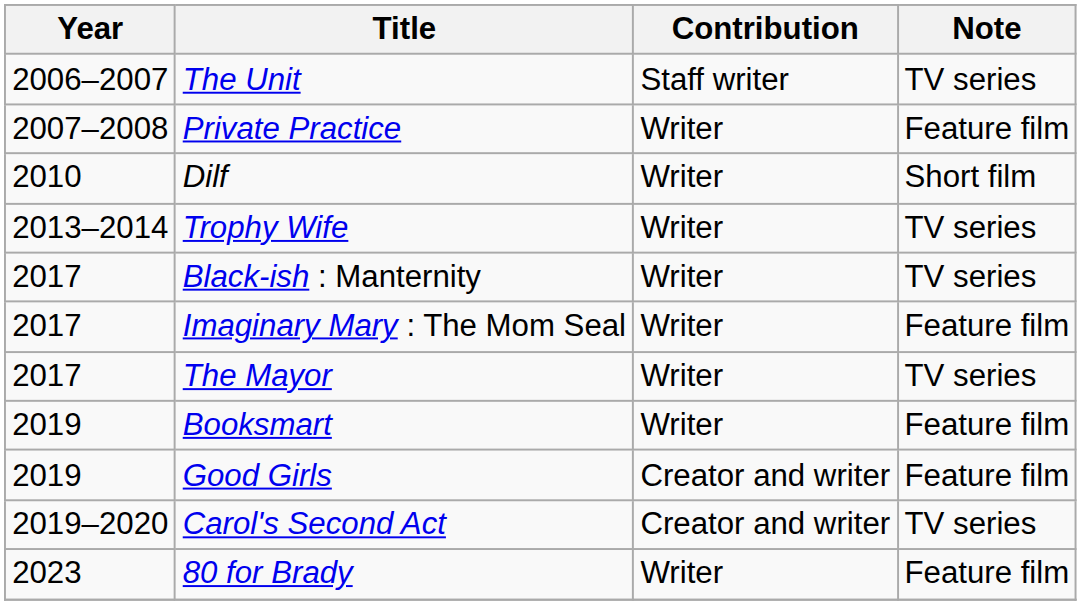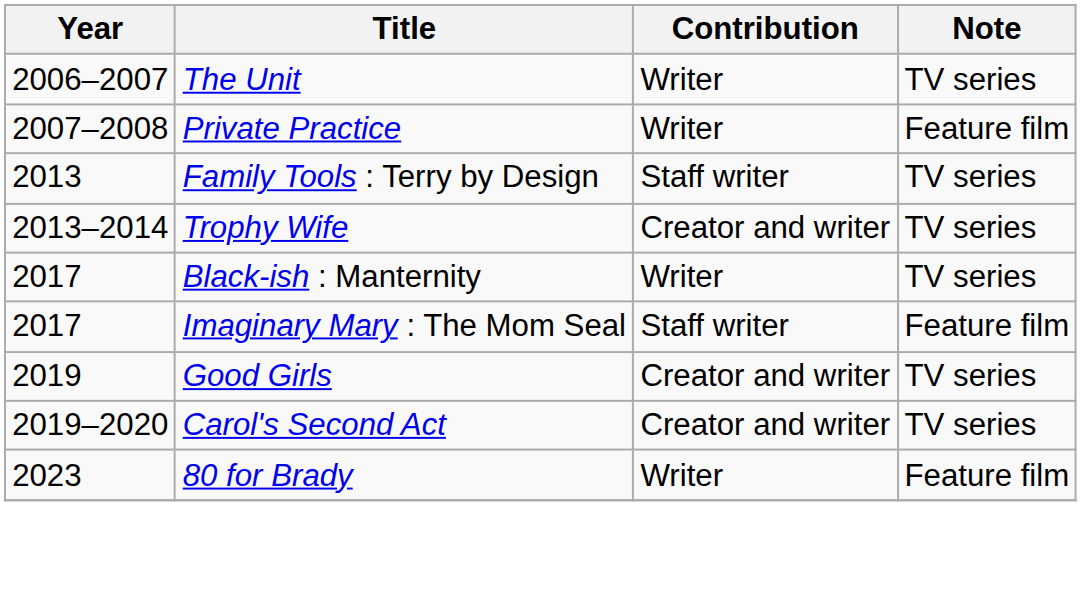(715, 78) Staff writer -> (682, 78) Writer
- row: (205, 177)
+ row: (391, 177)
(682, 227) Writer -> (765, 227) Creator and writer
(682, 326) Writer -> (715, 326) Staff writer
- row: (257, 375)
- row: (257, 425)
(987, 474) Feature film -> (970, 375) TV series
